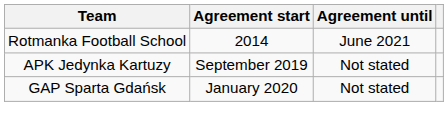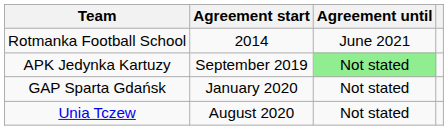(375, 64) no background -> (375, 64) lightgreen background
+ row: (97, 112)
